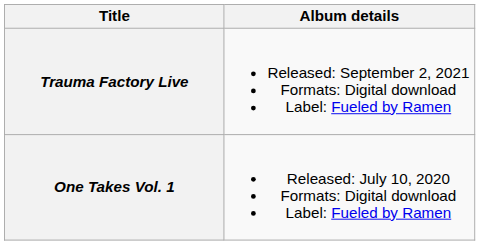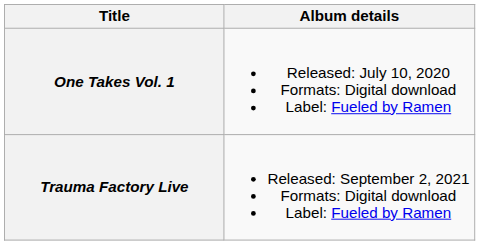rows swapped: (114, 187) <-> (114, 81)
